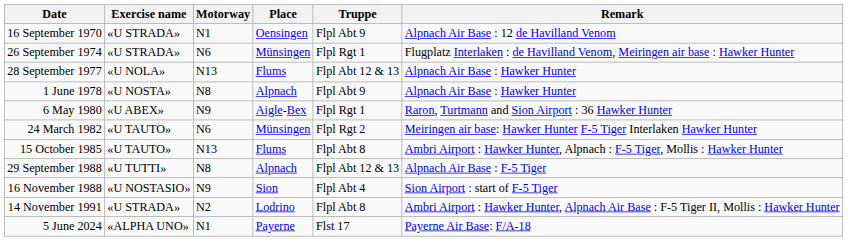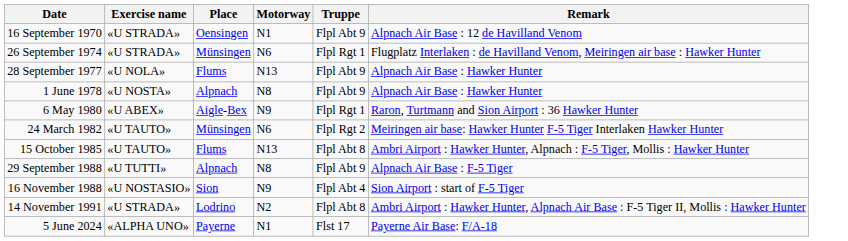columns swapped: (283, 14) <-> (223, 14)
(358, 71) Flpl Abt 12 & 13 -> (341, 71) Flpl Abt 9
(358, 168) Flpl Abt 12 & 13 -> (341, 168) Flpl Abt 9
